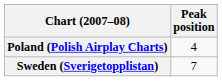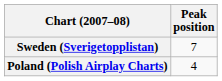rows swapped: (87, 47) <-> (87, 66)
